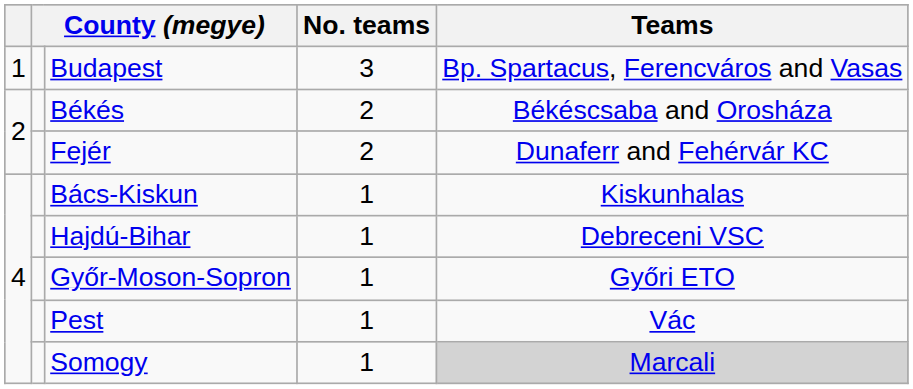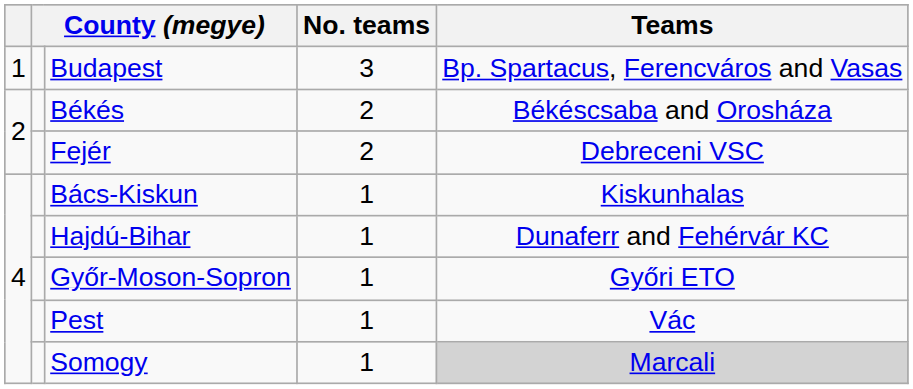(672, 151) Dunaferr and Fehérvár KC -> (672, 151) Debreceni VSC
(672, 236) Debreceni VSC -> (672, 236) Dunaferr and Fehérvár KC
